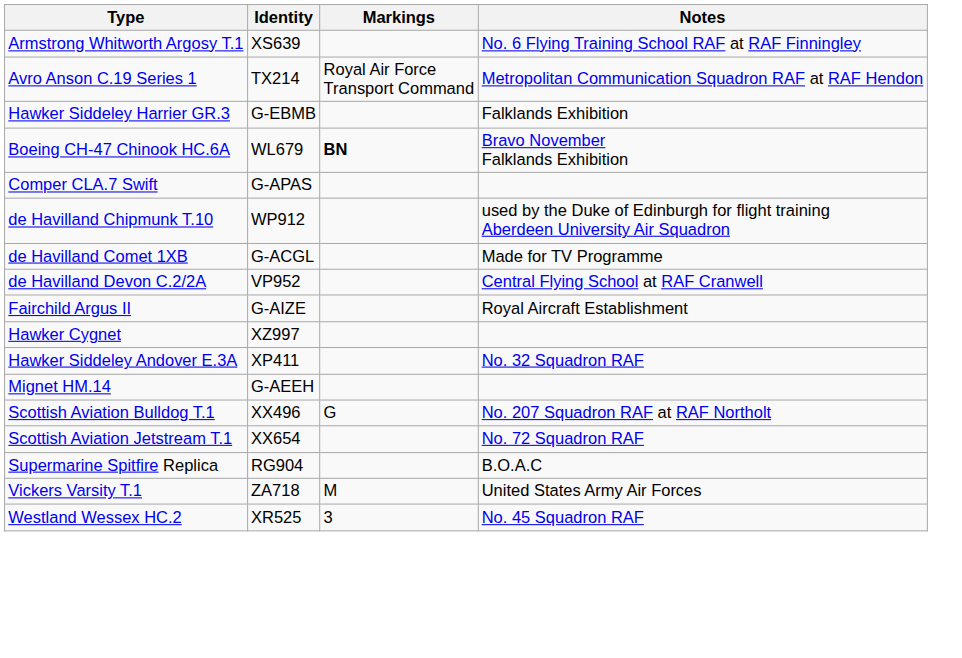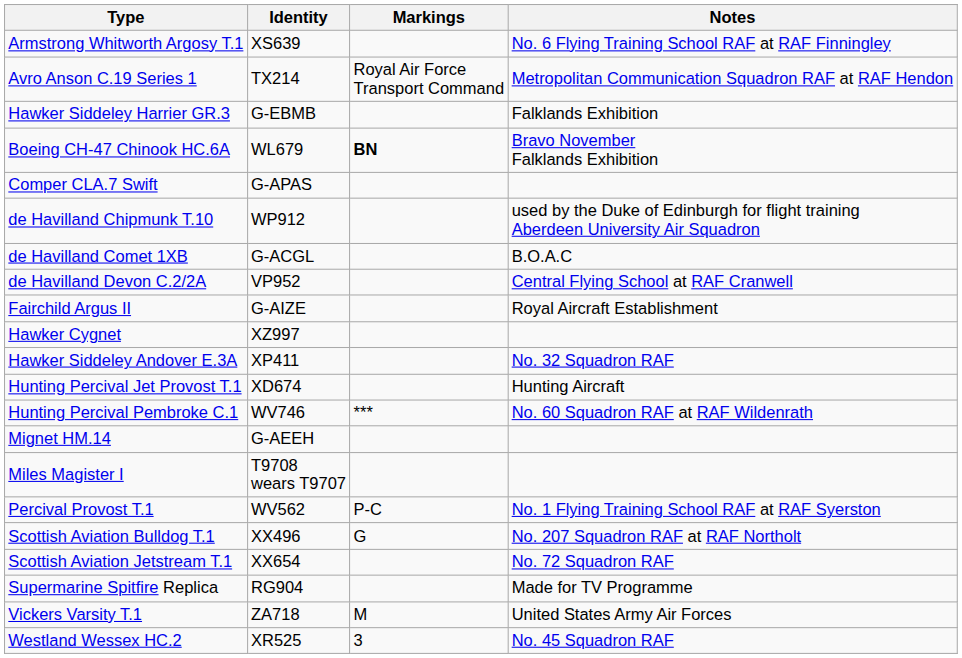(572, 256) Made for TV Programme -> (542, 256) B.O.A.C
+ row: (125, 386)
+ row: (123, 412)
+ row: (66, 474)
+ row: (81, 509)
(512, 465) B.O.A.C -> (602, 588) Made for TV Programme
